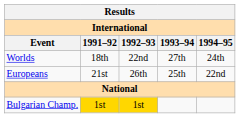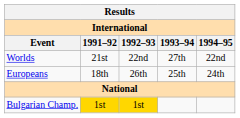(100, 58) 18th -> (100, 58) 21st
(216, 58) 24th -> (216, 58) 22nd
(100, 74) 21st -> (100, 74) 18th
(216, 74) 22nd -> (216, 74) 24th
